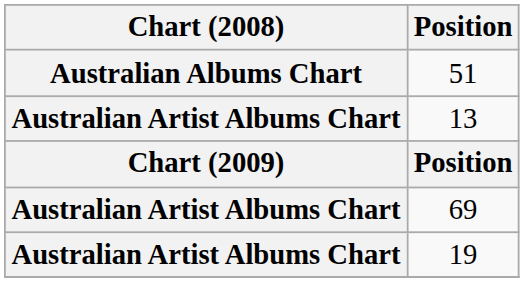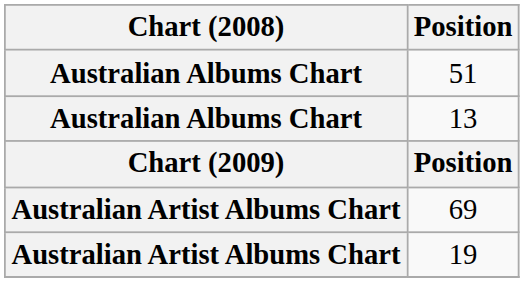(206, 118) Australian Artist Albums Chart -> (206, 118) Australian Albums Chart
